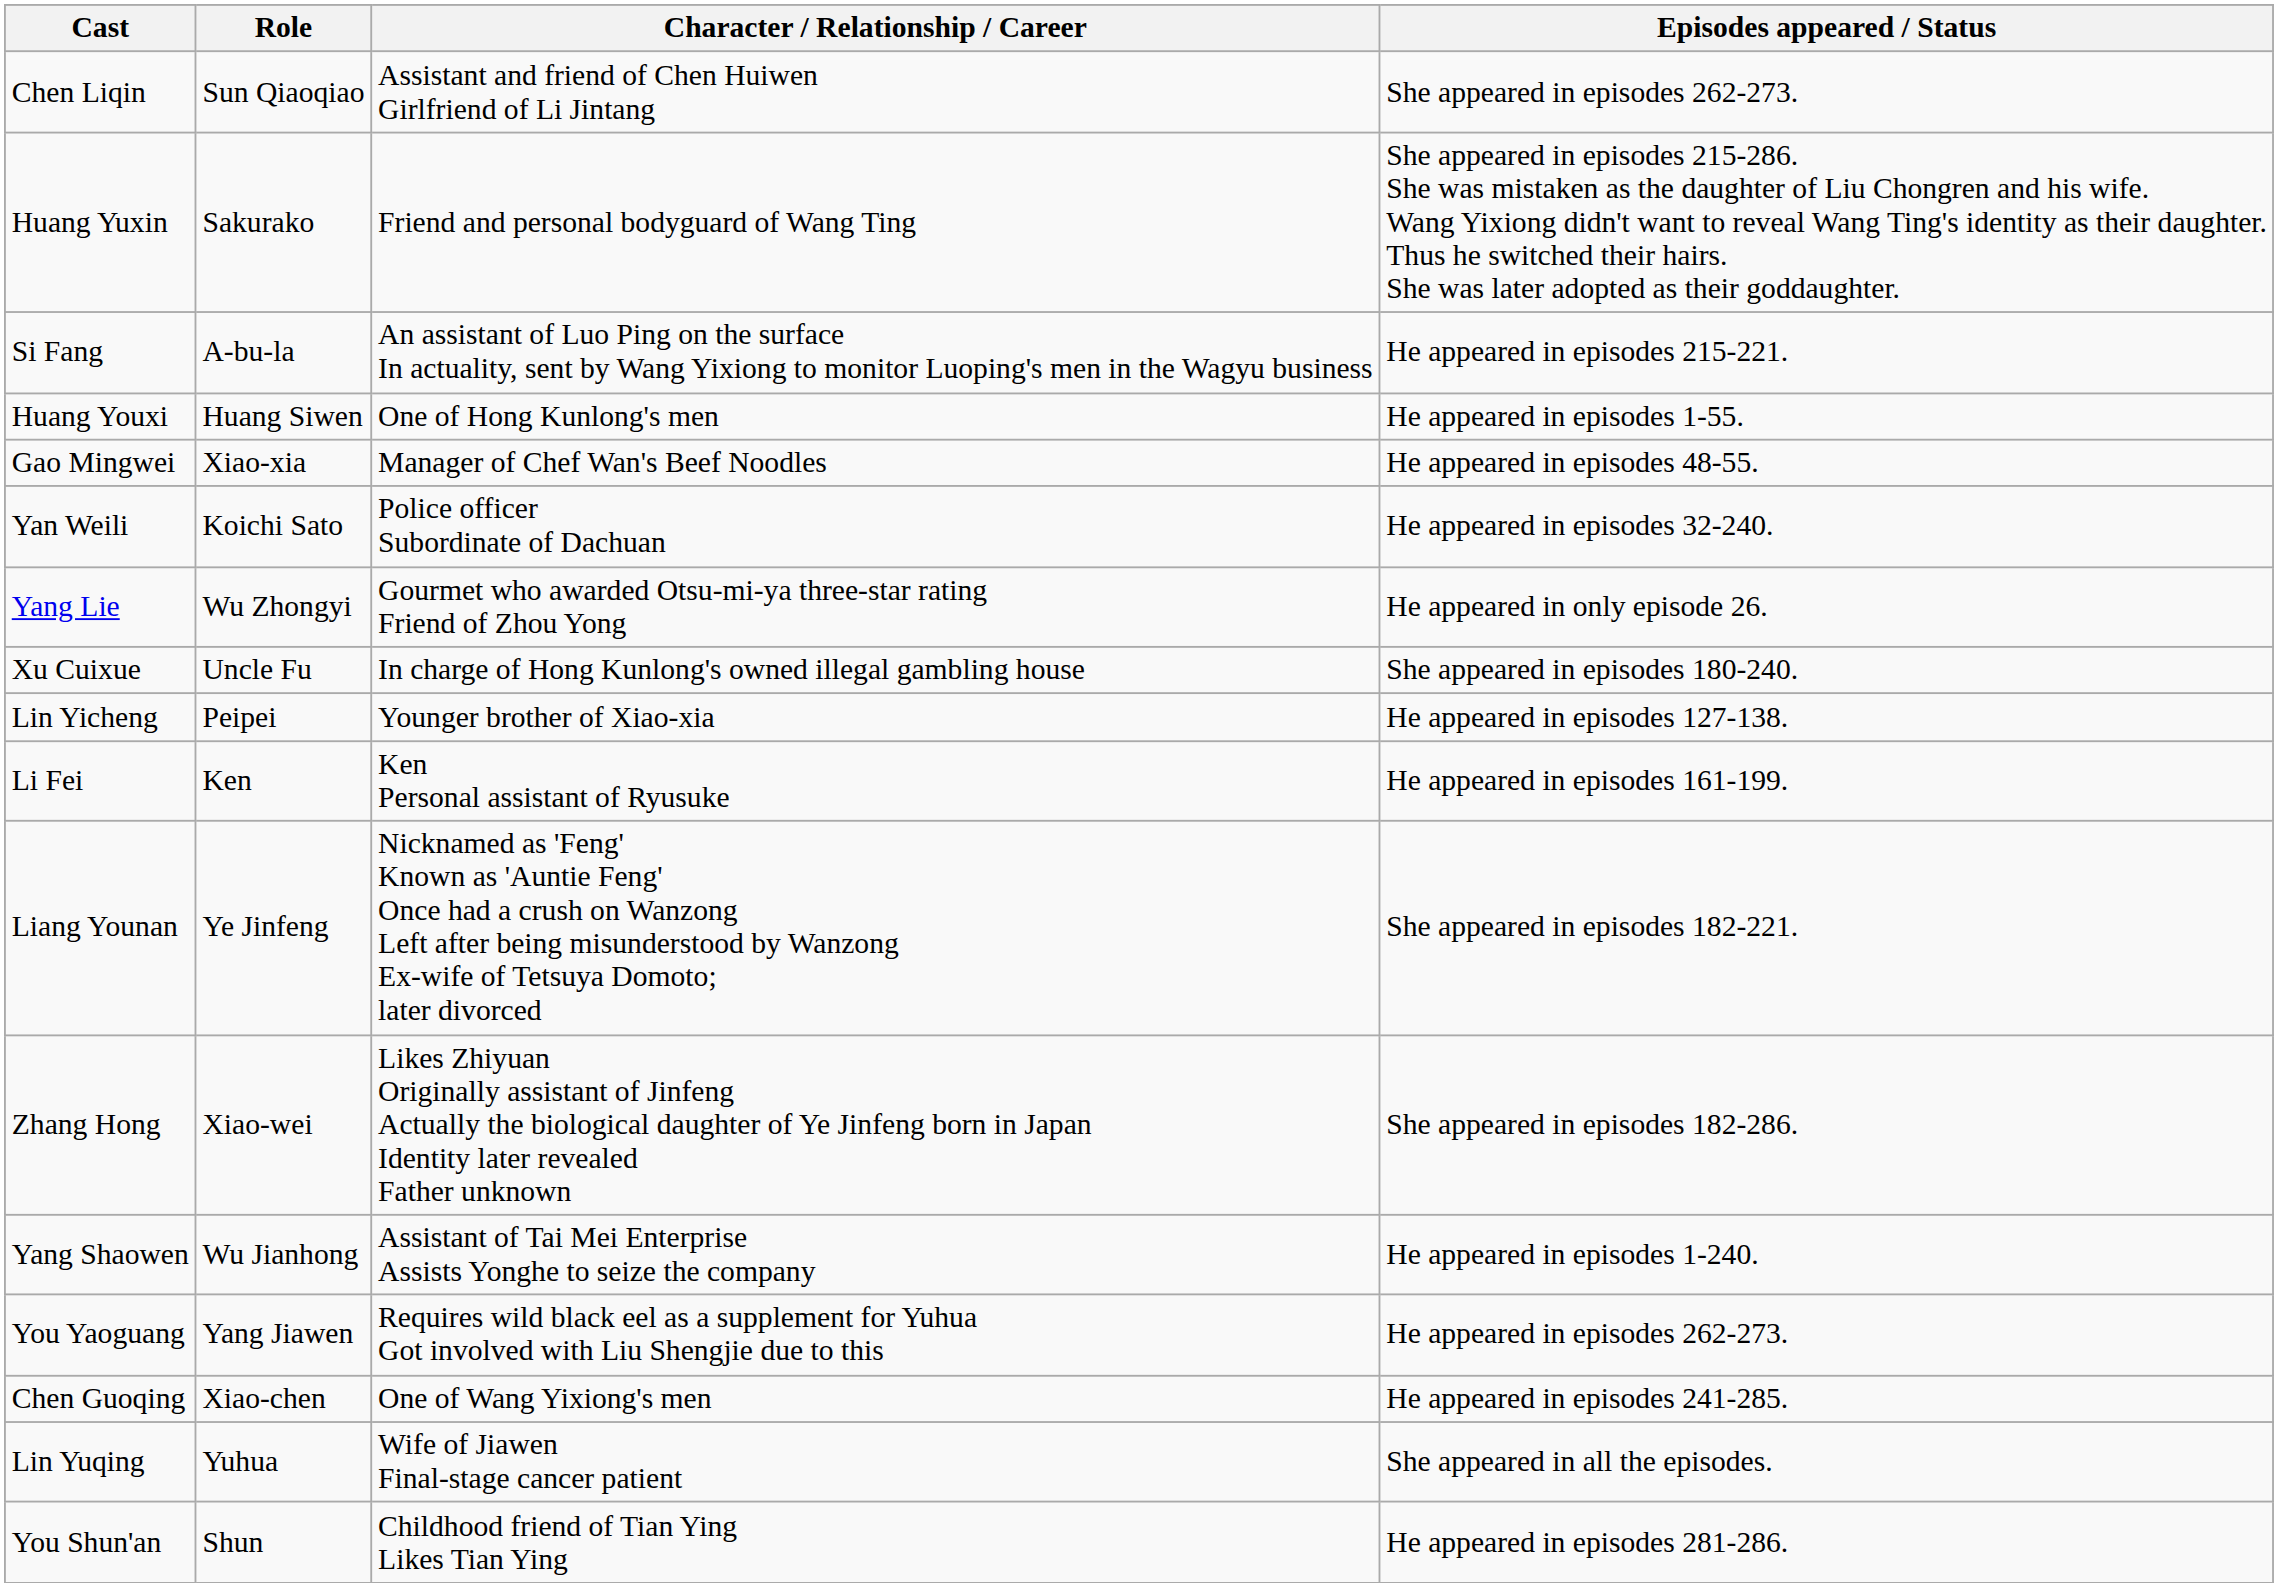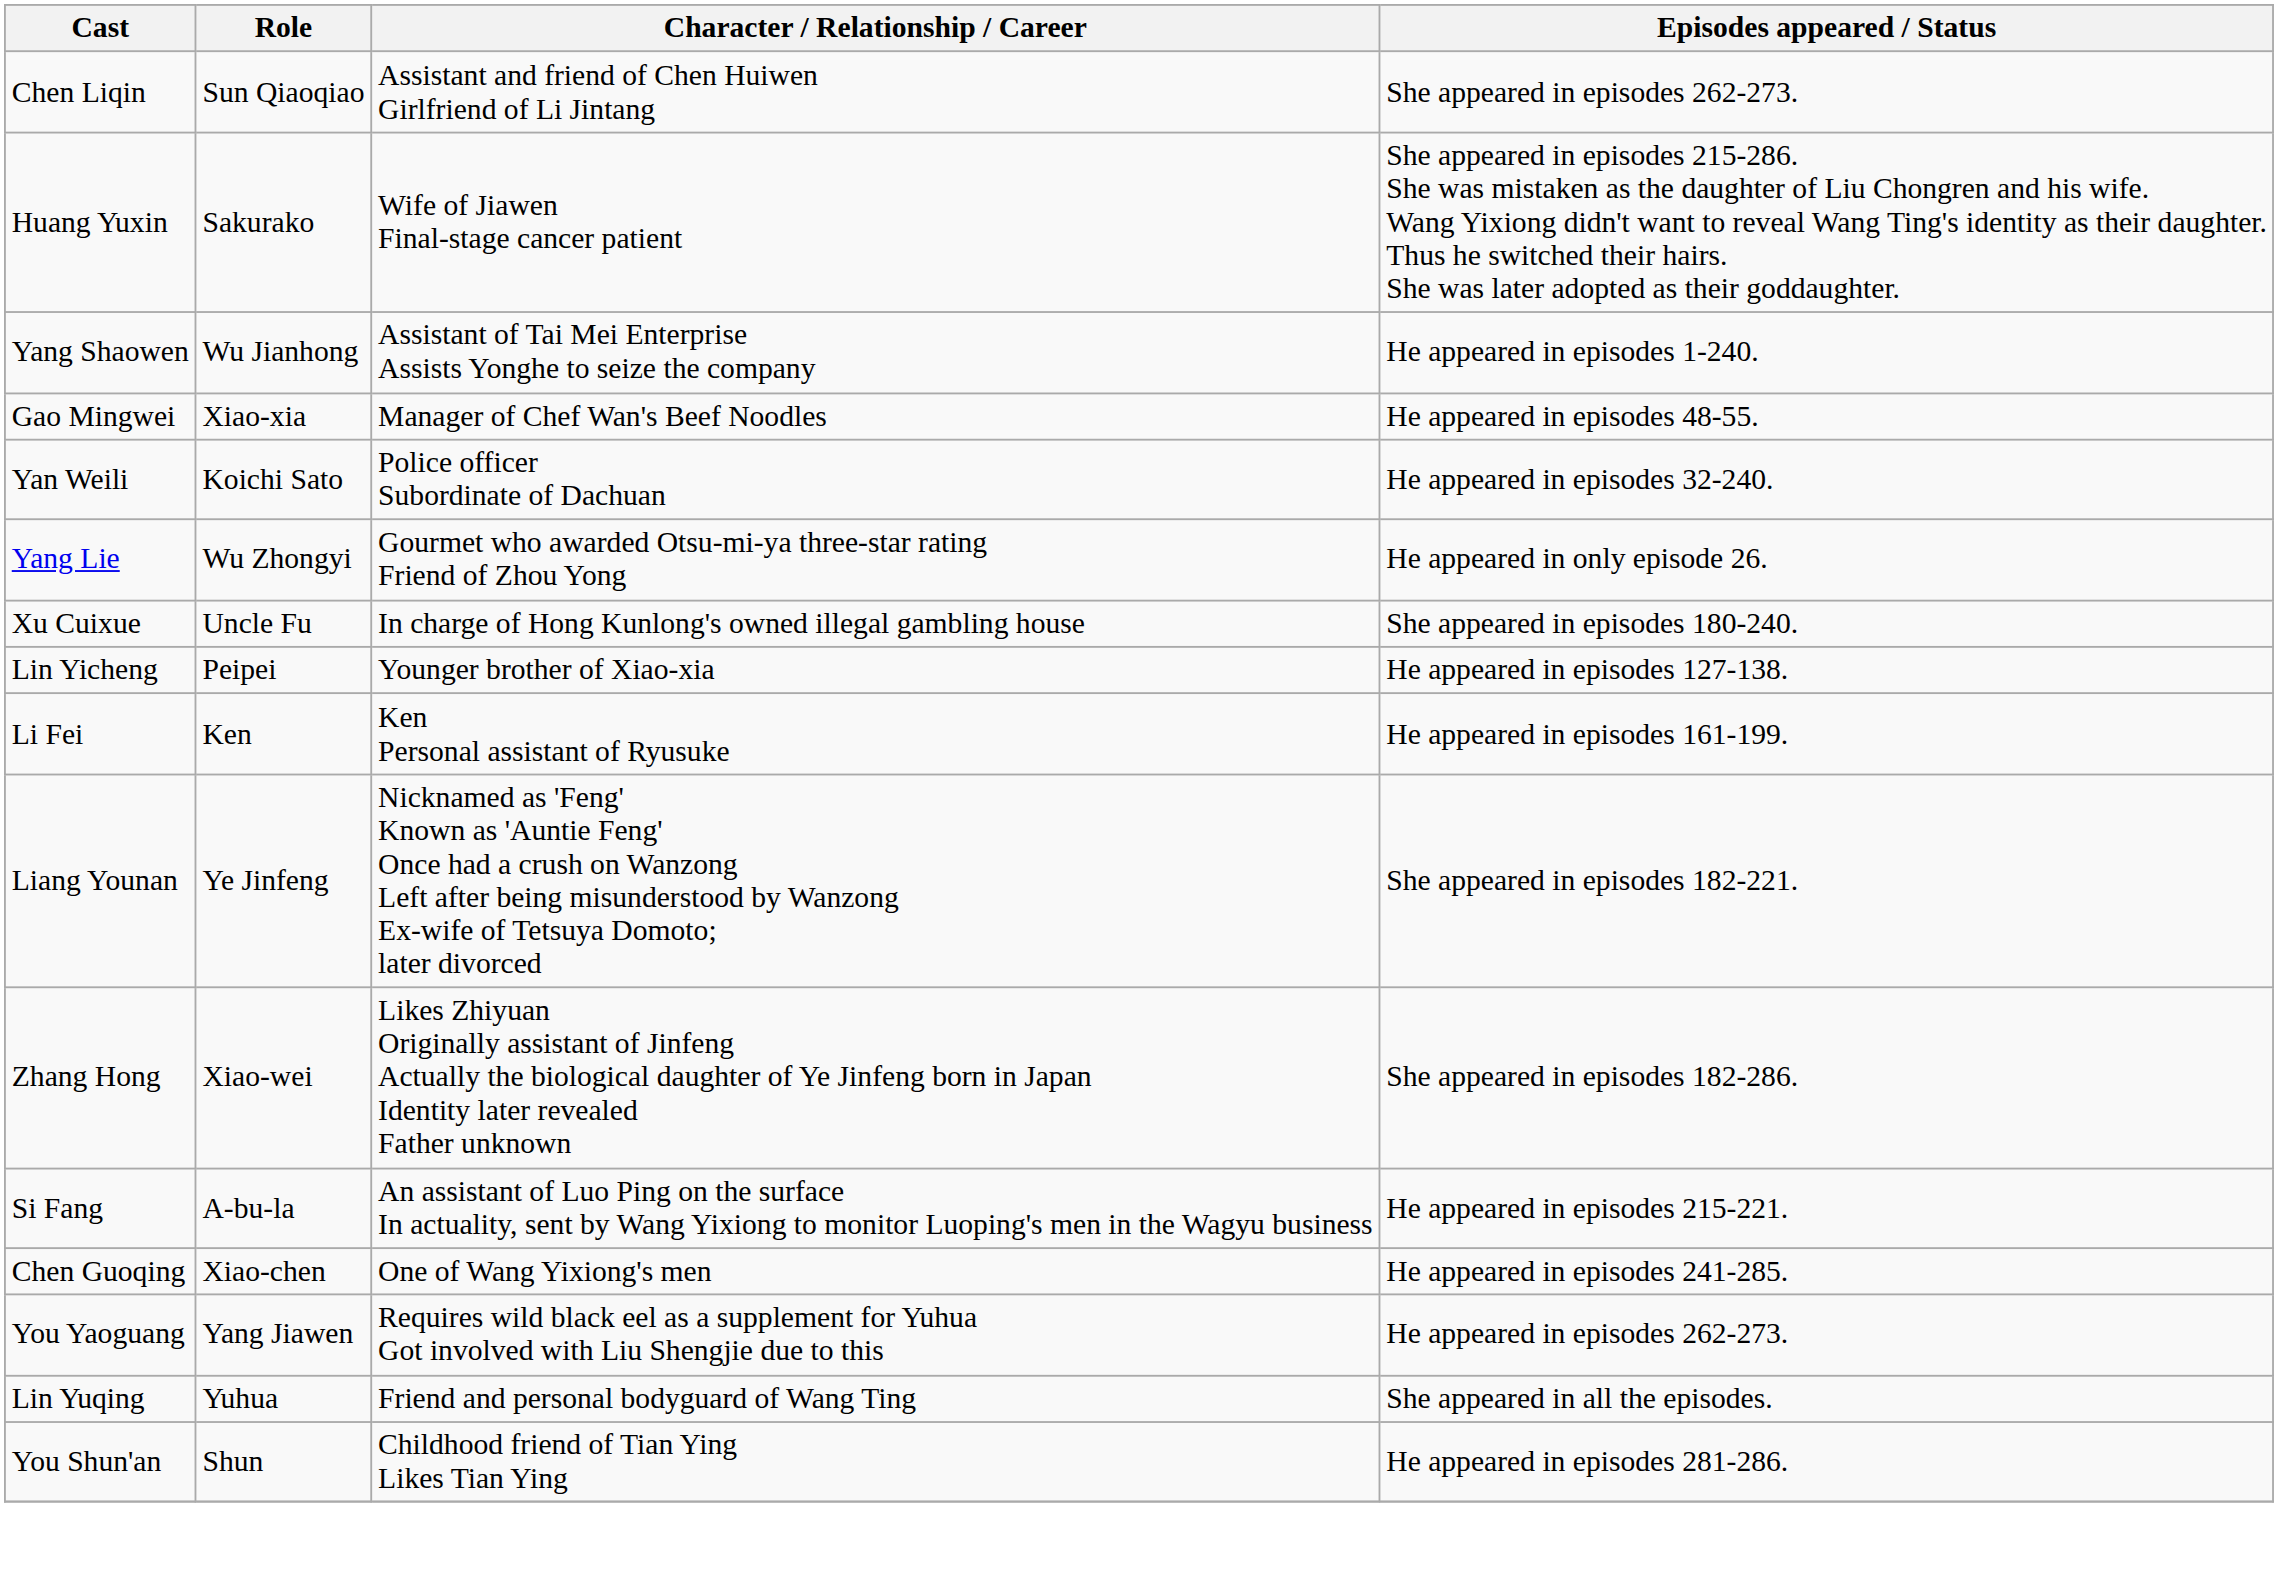(647, 221) Friend and personal bodyguard of Wang Ting -> (530, 221) Wife of Jiawen Final-stage cancer patient
rows swapped: (100, 1254) <-> (57, 351)
- row: (90, 415)
rows swapped: (98, 1398) <-> (98, 1334)
(530, 1461) Wife of Jiawen Final-stage cancer patient -> (647, 1398) Friend and personal bodyguard of Wang Ting
